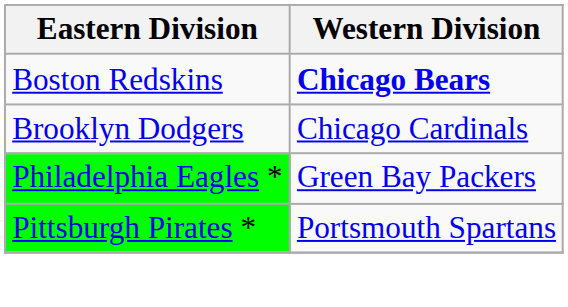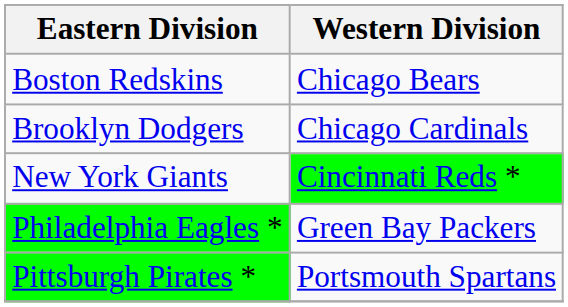(394, 78) bold -> (388, 78) normal
+ row: (120, 177)
